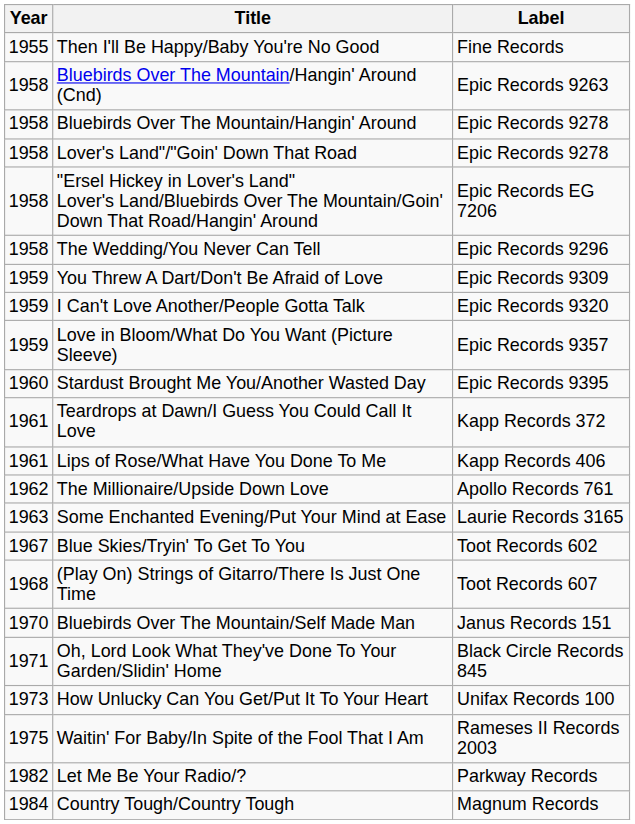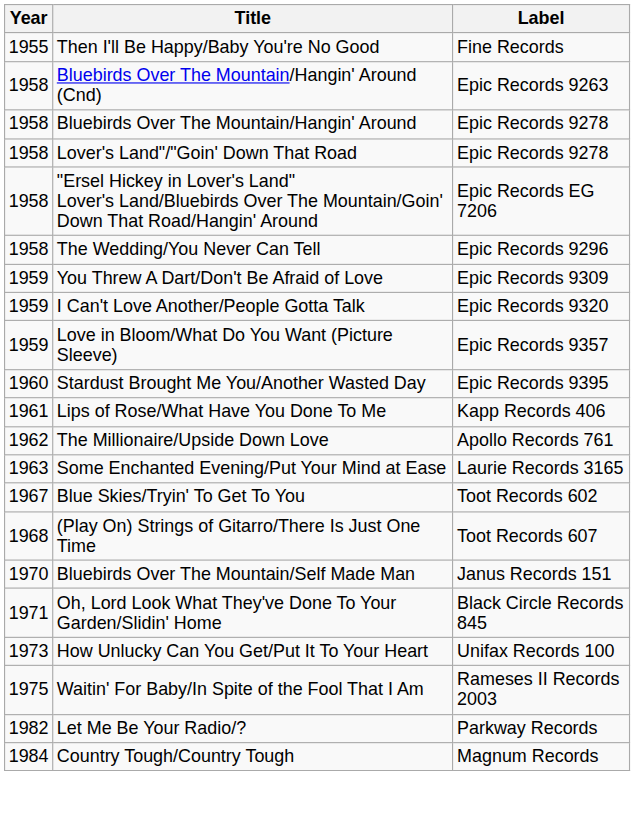- row: (234, 422)
